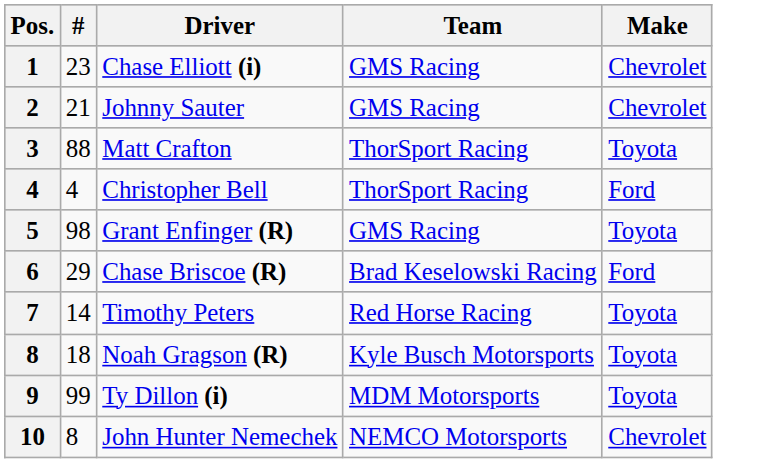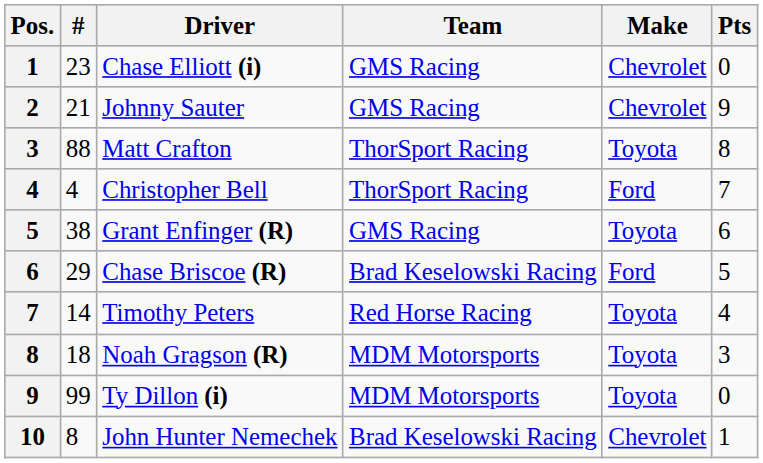+ column: (735, 25)
(78, 230) 98 -> (78, 230) 38
(472, 354) Kyle Busch Motorsports -> (444, 354) MDM Motorsports
(458, 436) NEMCO Motorsports -> (473, 436) Brad Keselowski Racing
